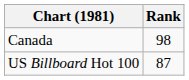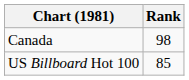(163, 63) 87 -> (163, 63) 85
